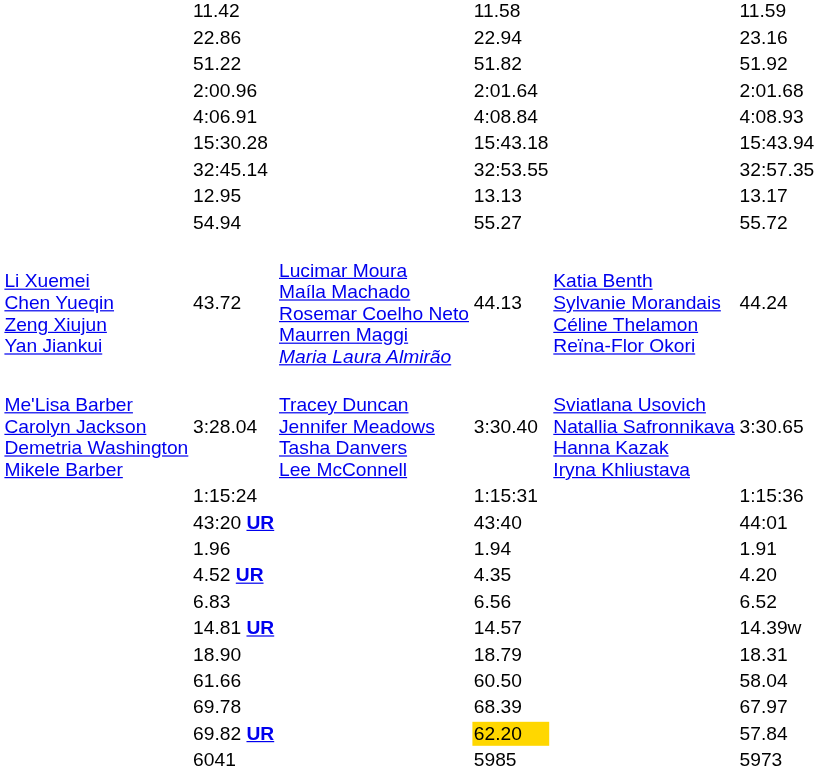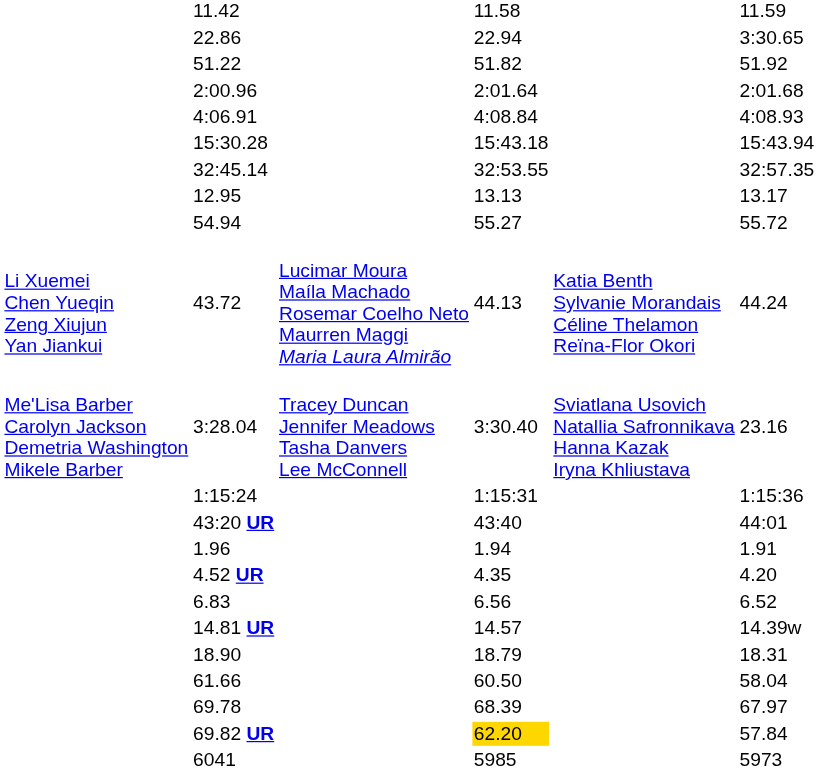(764, 37) 23.16 -> (772, 37) 3:30.65
(772, 426) 3:30.65 -> (764, 426) 23.16
